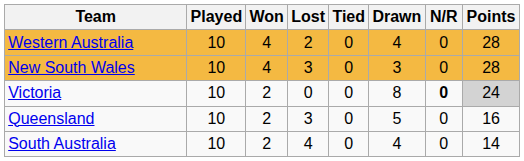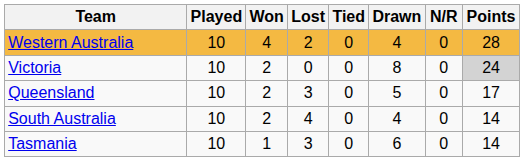- row: (71, 67)
(444, 93) bold -> (444, 67) normal
(491, 118) 16 -> (491, 93) 17
+ row: (42, 144)
